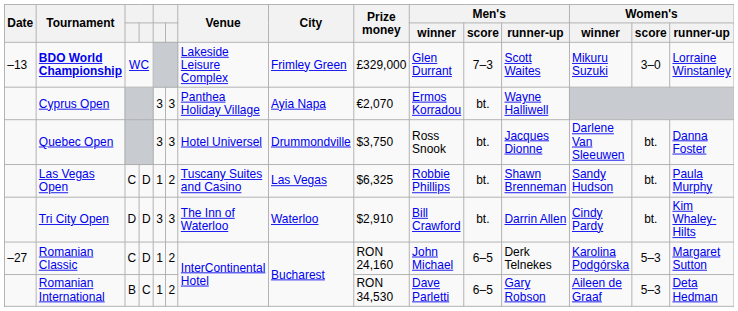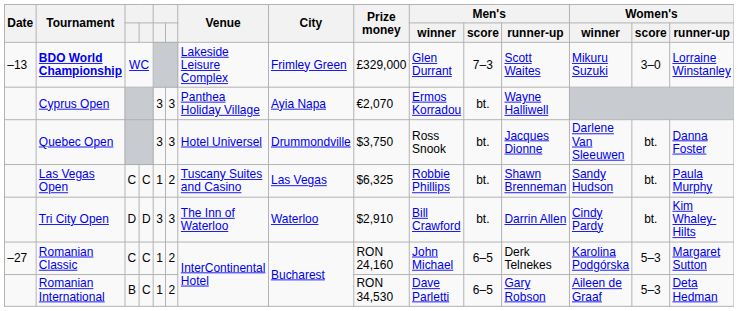(146, 180) D -> (146, 180) C
(146, 258) D -> (146, 258) C
